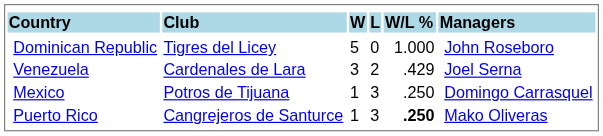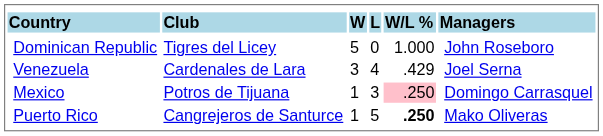(375, 70) 2 -> (375, 70) 4
(410, 93) no background -> (410, 93) pink background
(375, 115) 3 -> (375, 115) 5
